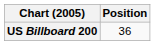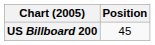(125, 31) 36 -> (125, 31) 45
